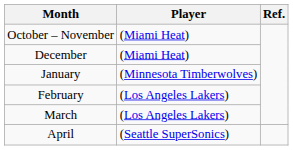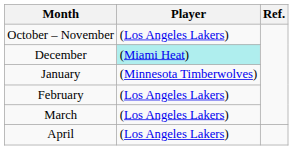(154, 34) (Miami Heat) -> (174, 34) (Los Angeles Lakers)
(154, 54) no background -> (154, 54) paleturquoise background
(174, 134) (Seattle SuperSonics) -> (174, 134) (Los Angeles Lakers)
